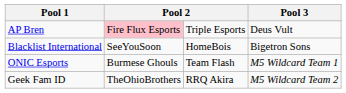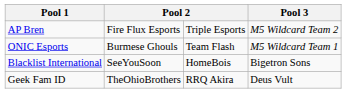(144, 29) pink background -> (144, 29) no background
(271, 29) Deus Vult -> (294, 29) M5 Wildcard Team 2
rows swapped: (55, 46) <-> (38, 63)
(294, 79) M5 Wildcard Team 2 -> (271, 79) Deus Vult
